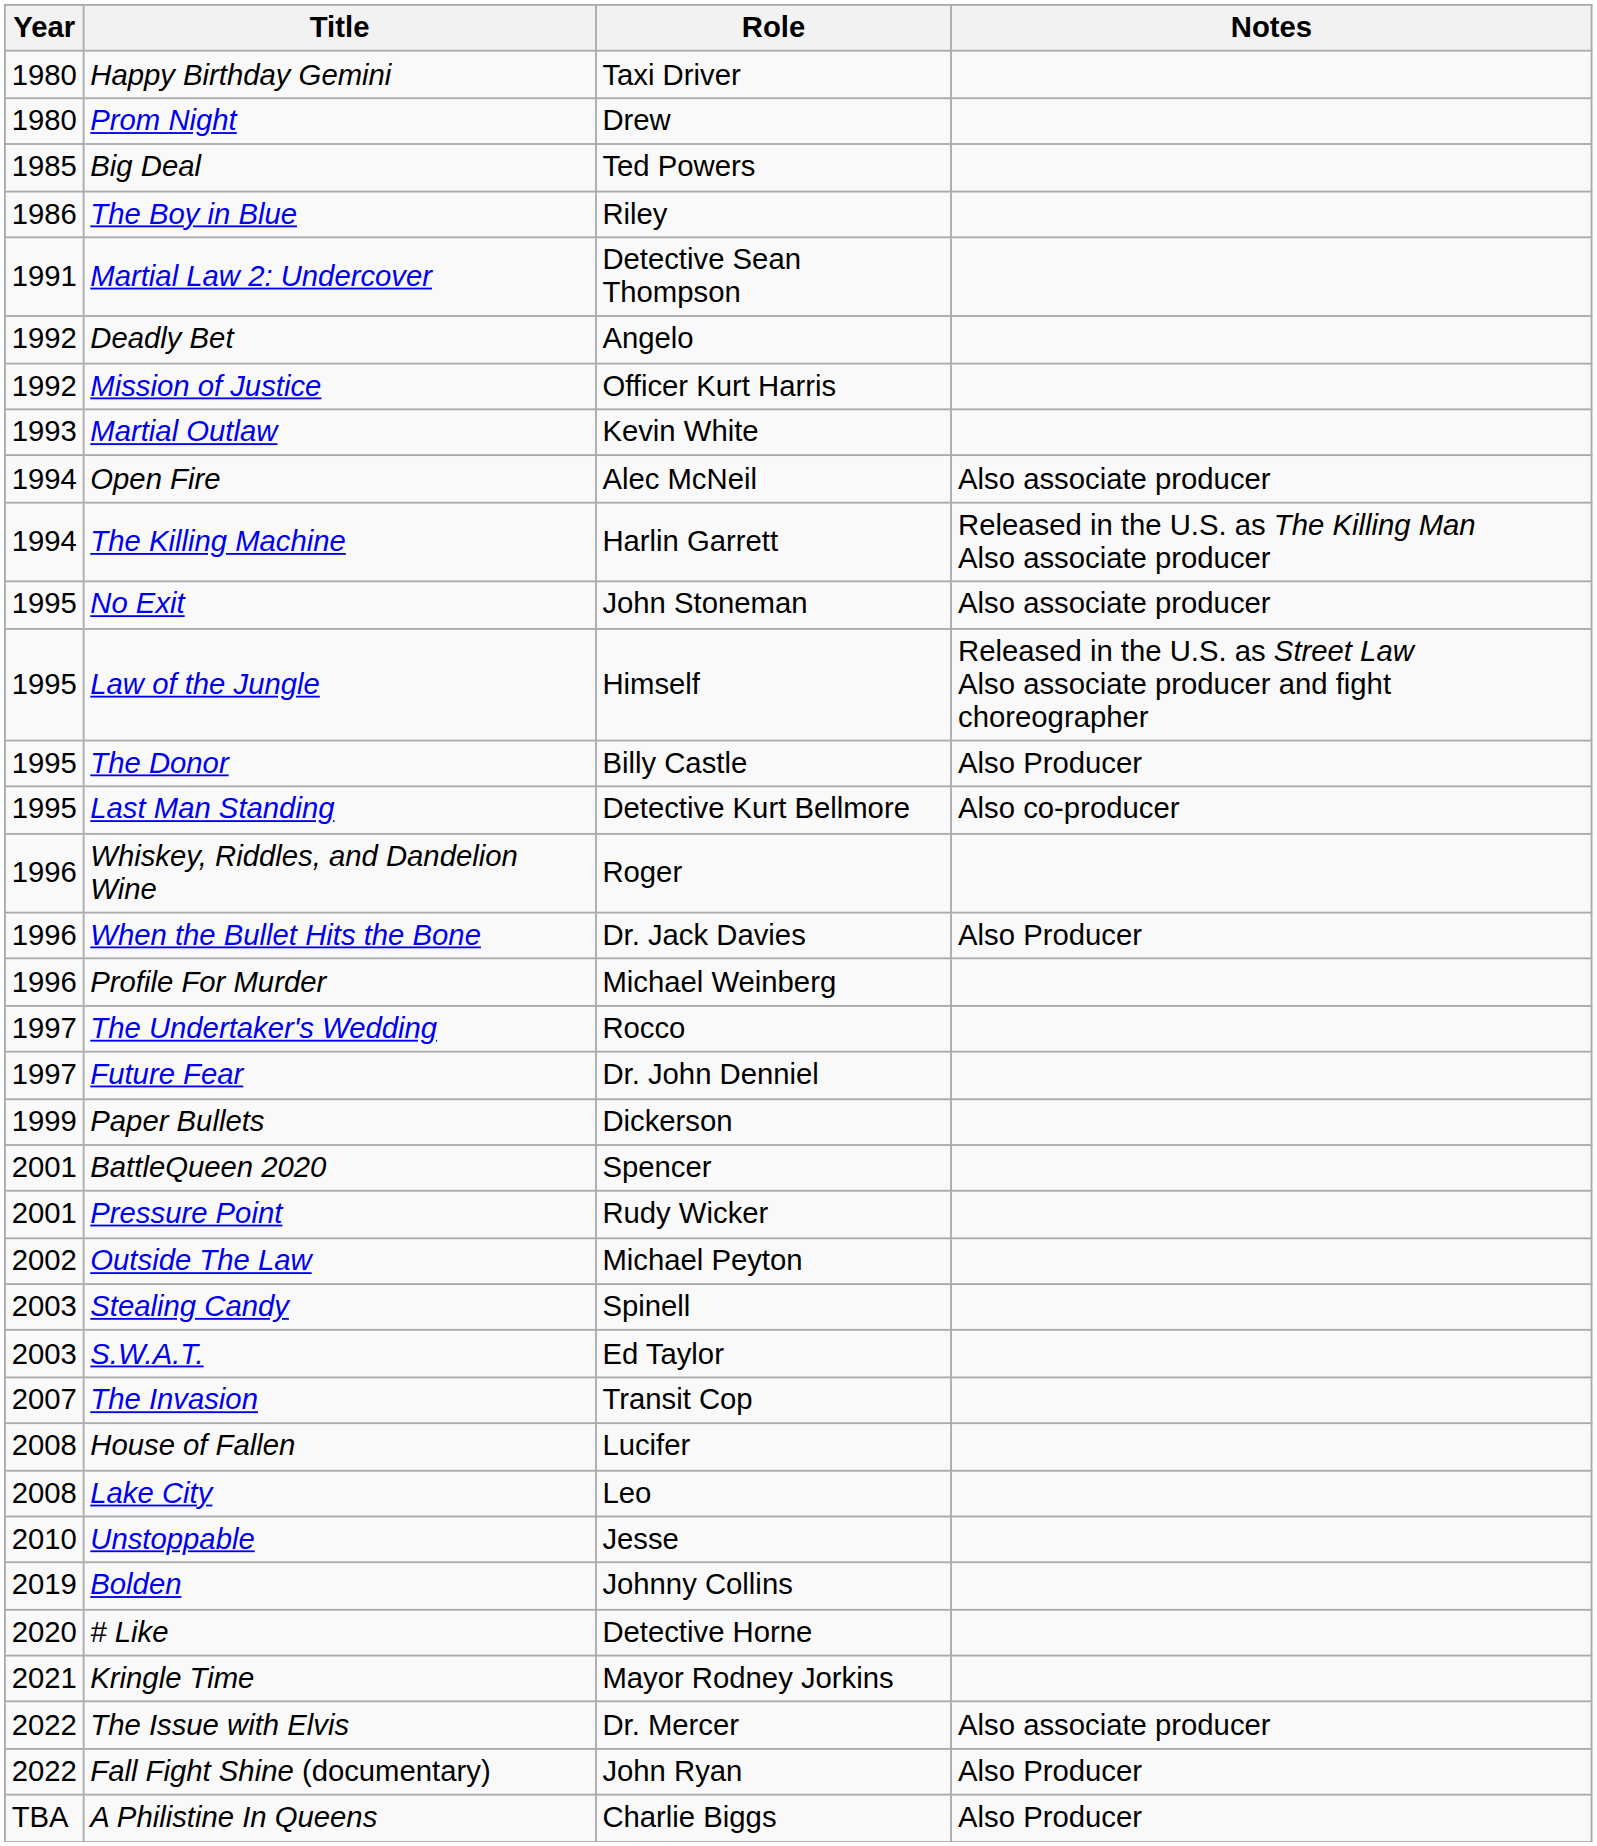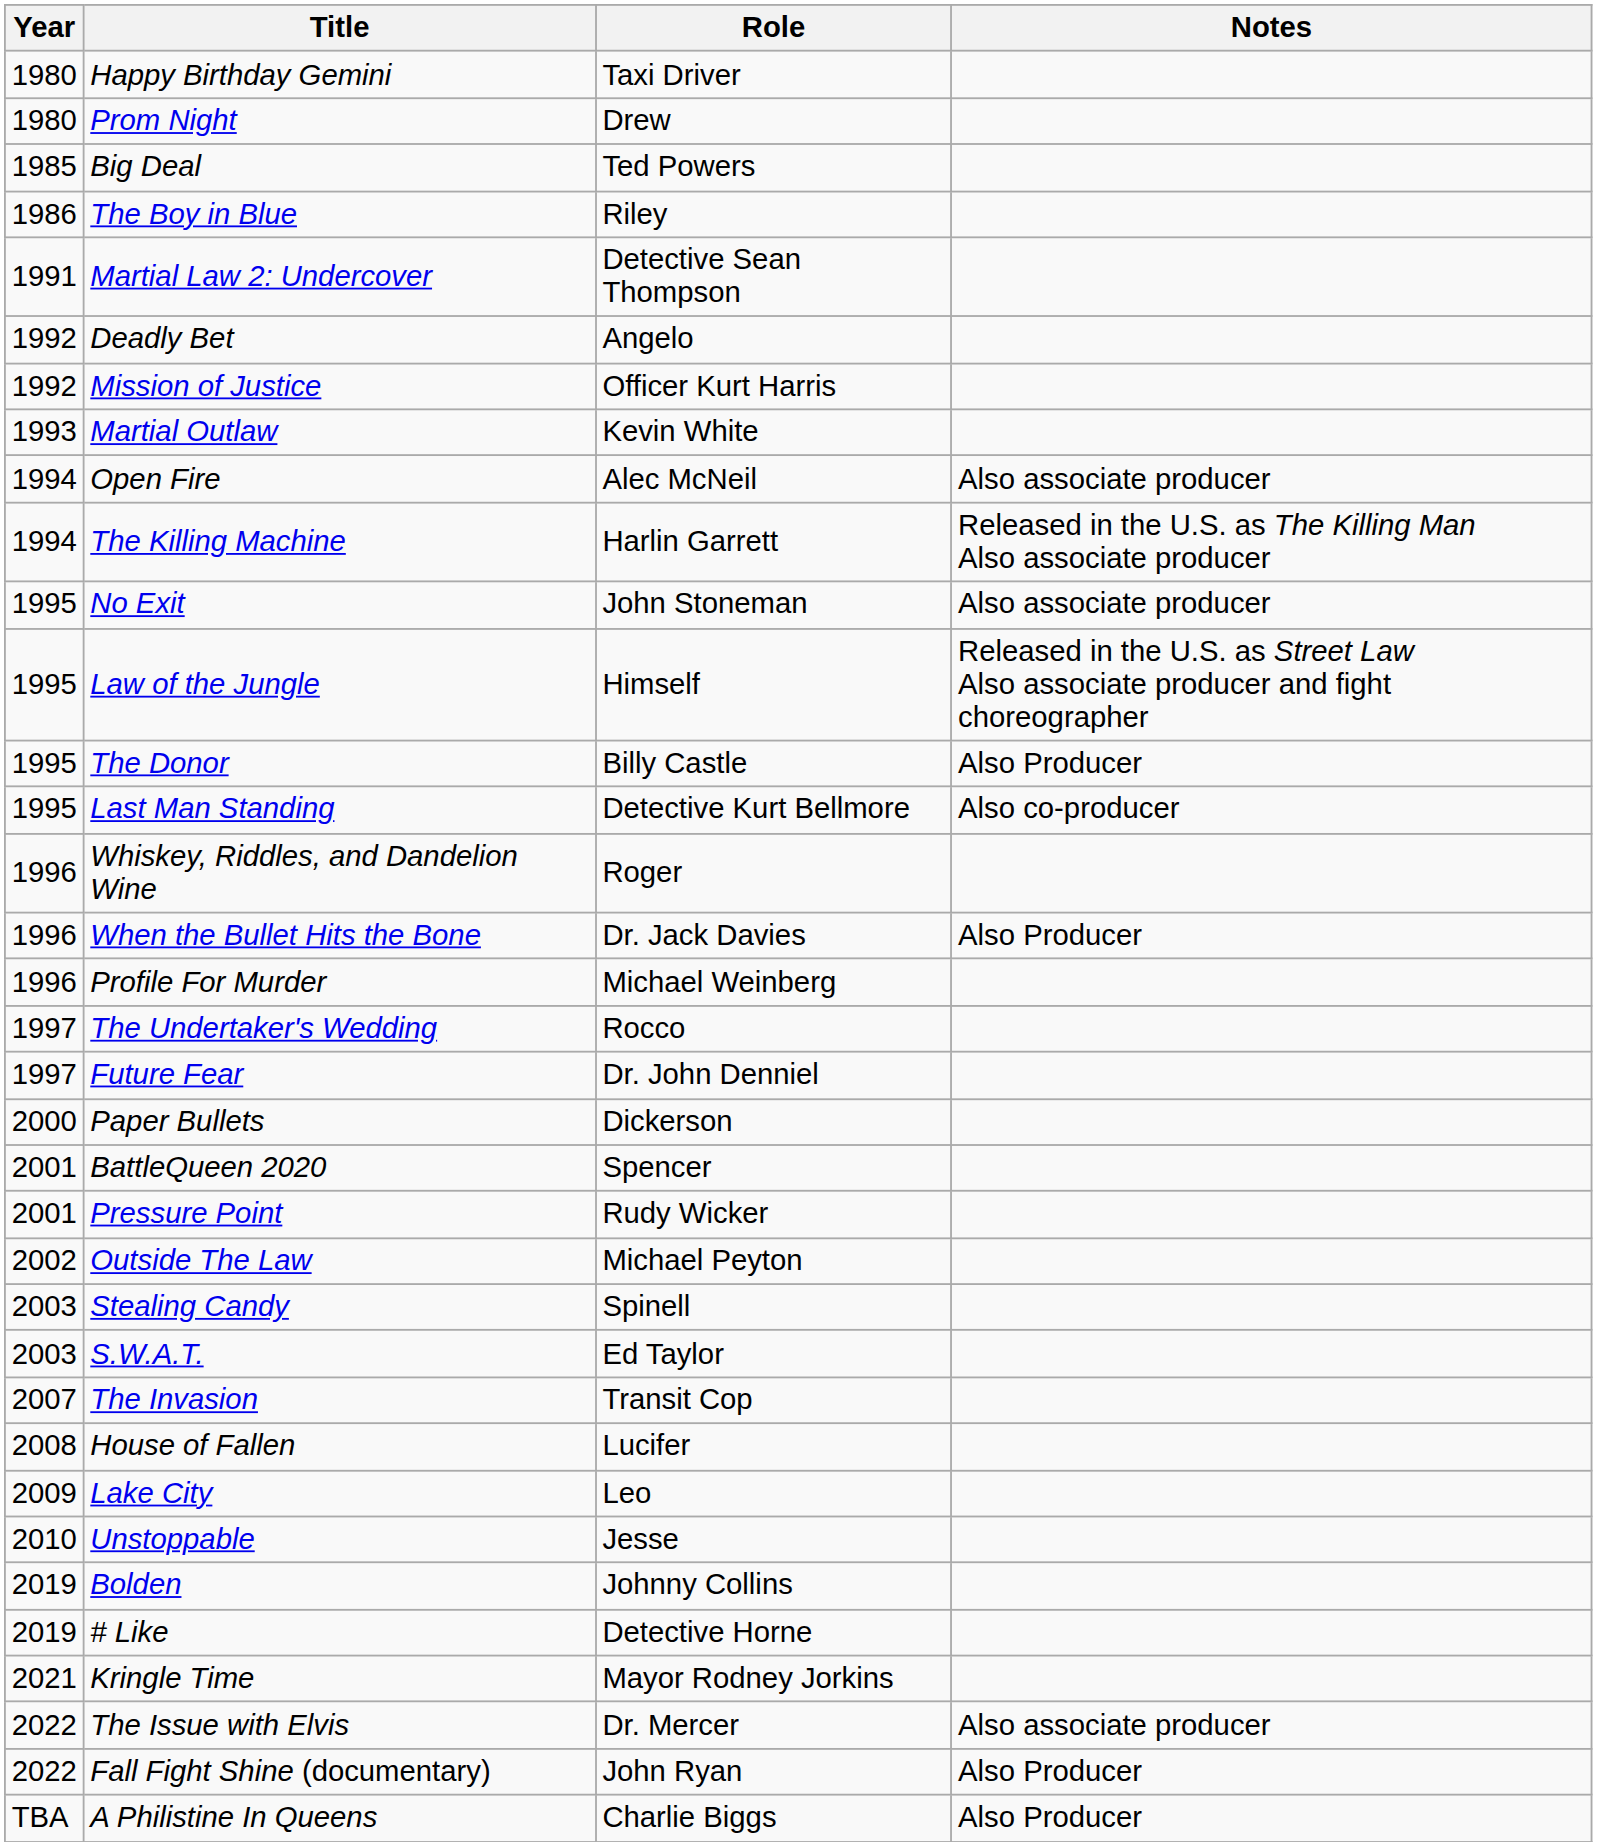(44, 1121) 1999 -> (44, 1121) 2000
(44, 1492) 2008 -> (44, 1492) 2009
(44, 1631) 2020 -> (44, 1631) 2019
